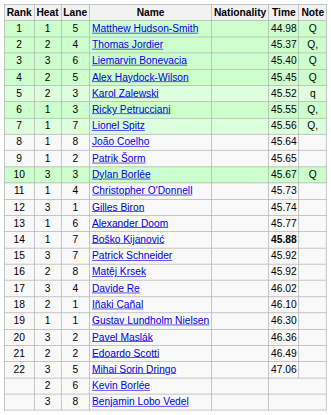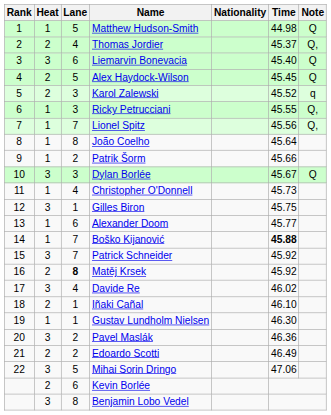(284, 158) 45.65 -> (284, 158) 45.66
(284, 207) 45.74 -> (284, 207) 45.75
(75, 272) normal -> (75, 272) bold
